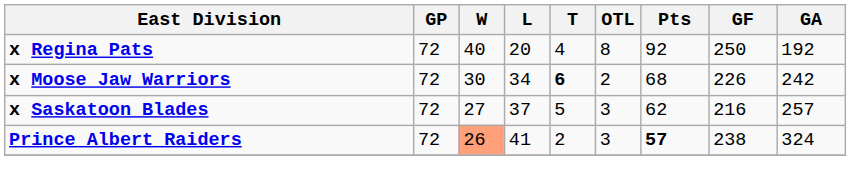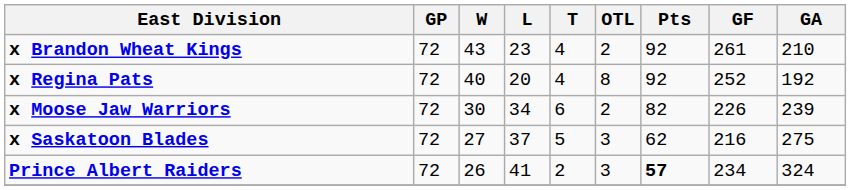+ row: (125, 50)
(730, 50) 250 -> (730, 80) 252
(560, 80) bold -> (560, 110) normal
(656, 80) 68 -> (656, 110) 82
(798, 80) 242 -> (798, 110) 239
(798, 110) 257 -> (798, 140) 275
(474, 140) lightsalmon background -> (474, 170) no background
(730, 140) 238 -> (730, 170) 234
